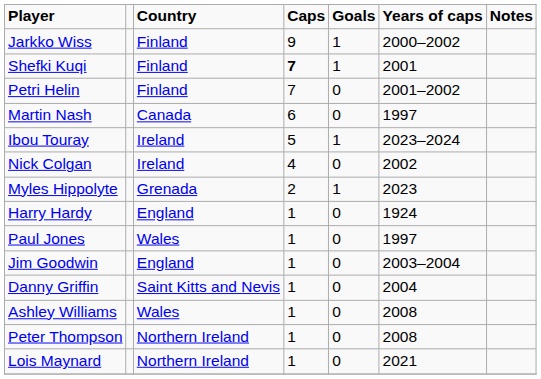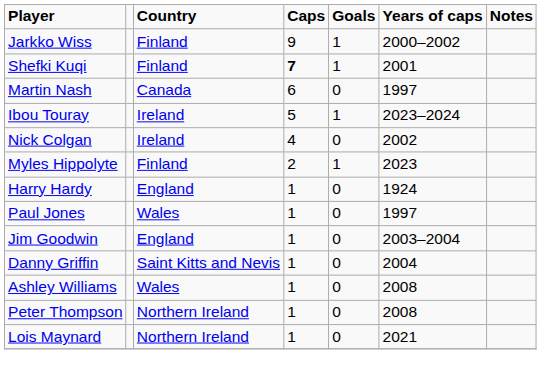- row: (44, 90)
(167, 189) Grenada -> (162, 164) Finland
